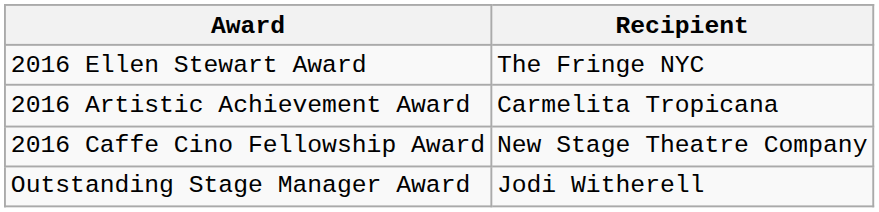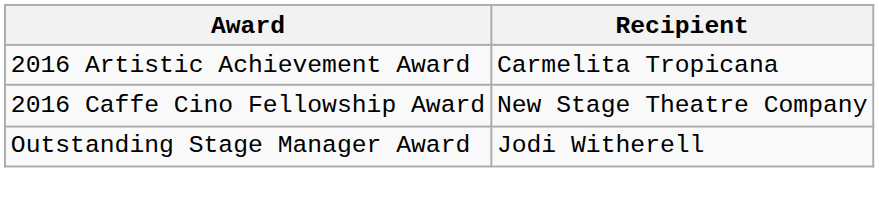- row: (189, 65)
